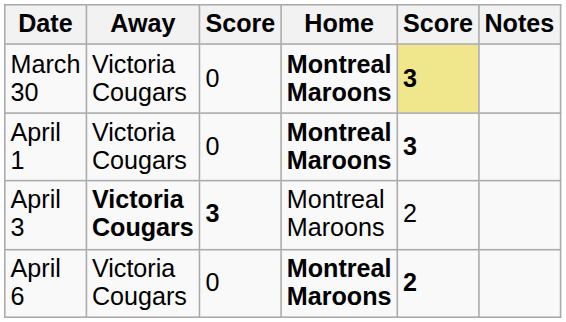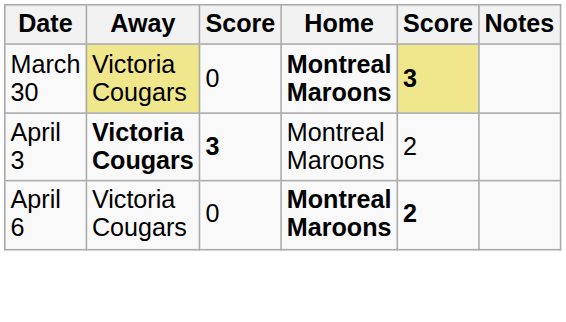(139, 78) no background -> (139, 78) khaki background
- row: (36, 146)
